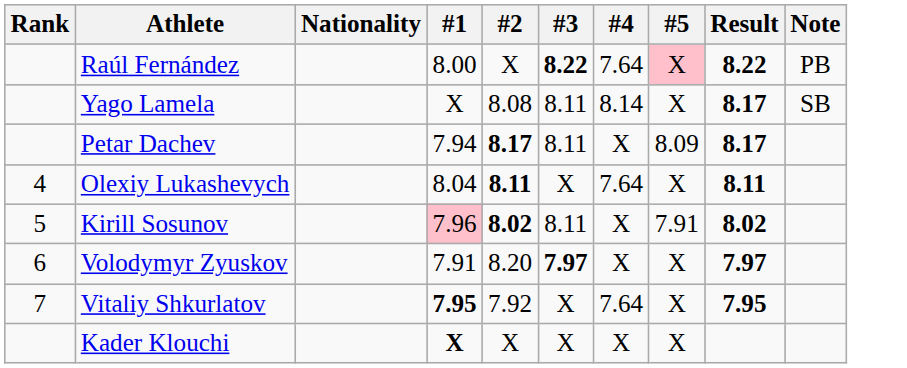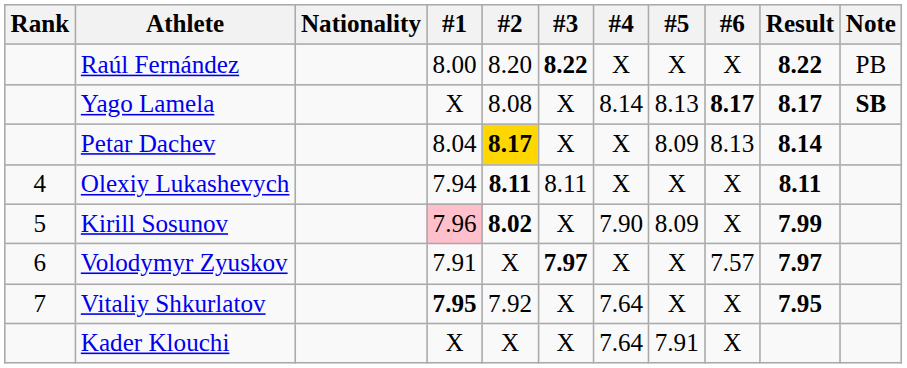+ column: (732, 24)
(510, 64) X -> (510, 64) 8.20
(621, 64) 7.64 -> (621, 64) X
(677, 64) pink background -> (677, 64) no background
(566, 104) 8.11 -> (566, 104) X
(677, 104) X -> (677, 104) 8.13
(815, 104) normal -> (871, 104) bold
(455, 143) 7.94 -> (455, 143) 8.04
(510, 143) no background -> (510, 143) gold background
(566, 143) 8.11 -> (566, 143) X
(744, 143) 8.17 -> (800, 143) 8.14
(455, 183) 8.04 -> (455, 183) 7.94
(566, 183) X -> (566, 183) 8.11
(621, 183) 7.64 -> (621, 183) X
(566, 223) 8.11 -> (566, 223) X
(621, 223) X -> (621, 223) 7.90
(677, 223) 7.91 -> (677, 223) 8.09
(744, 223) 8.02 -> (800, 223) 7.99
(510, 263) 8.20 -> (510, 263) X
(455, 343) bold -> (455, 343) normal
(621, 343) X -> (621, 343) 7.64
(677, 343) X -> (677, 343) 7.91
